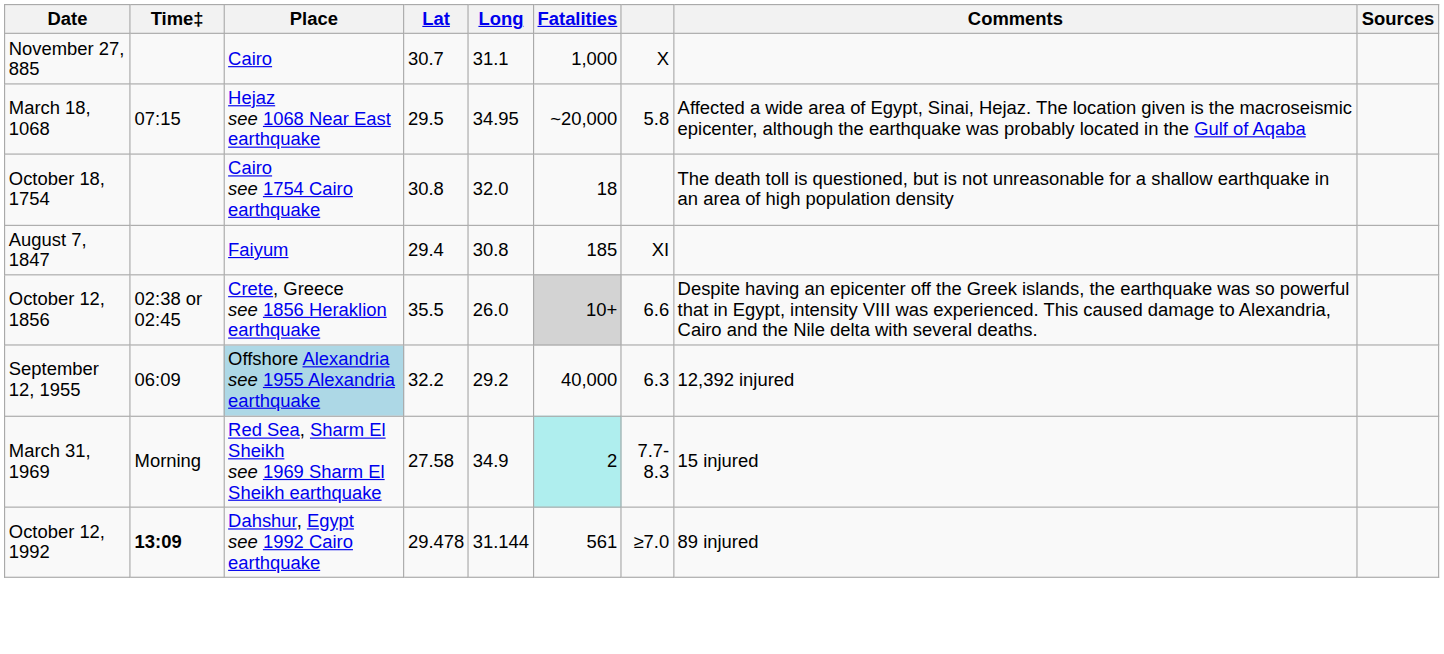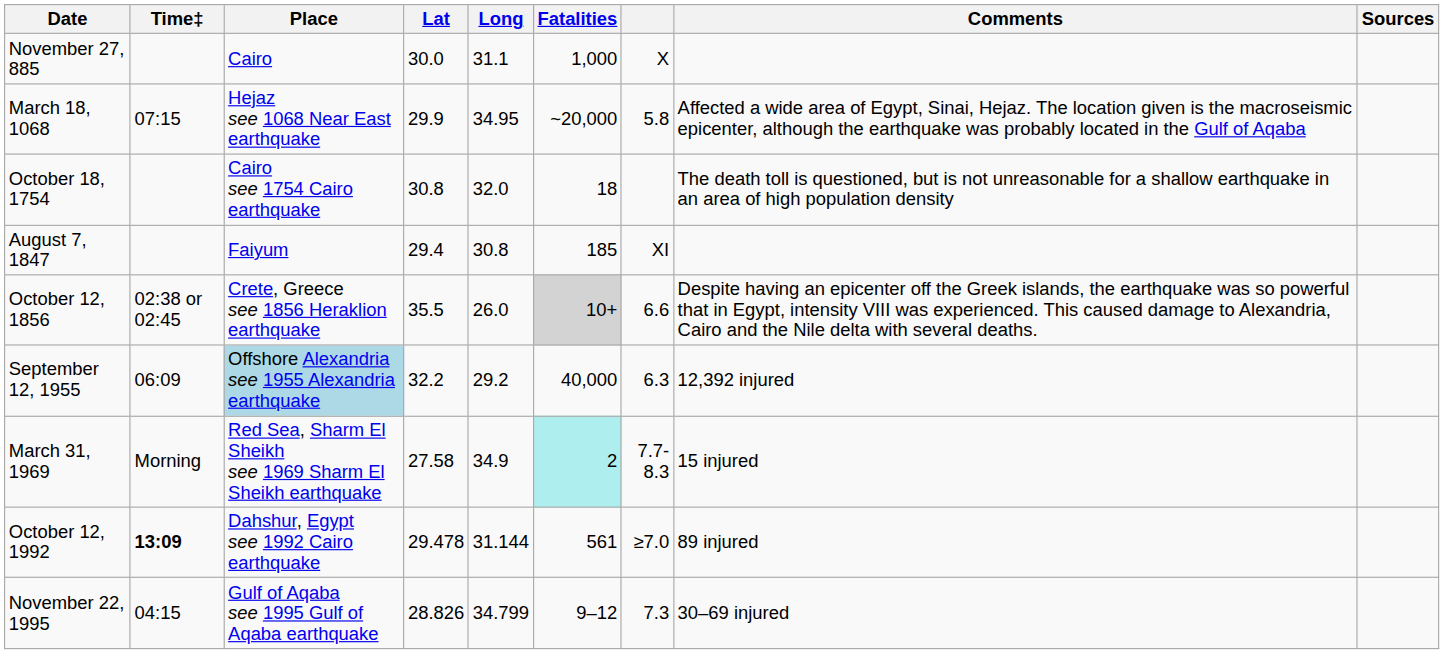(426, 58) 30.7 -> (426, 58) 30.0
(426, 118) 29.5 -> (426, 118) 29.9
+ row: (67, 612)
